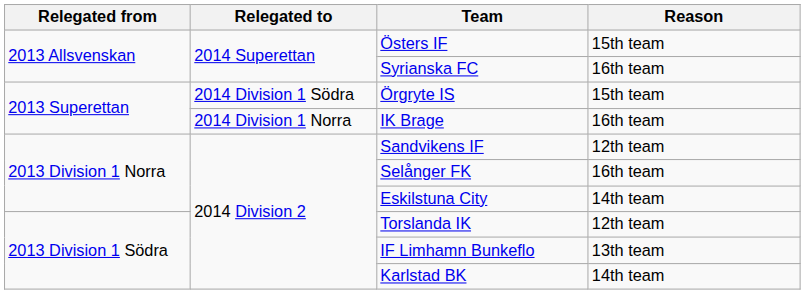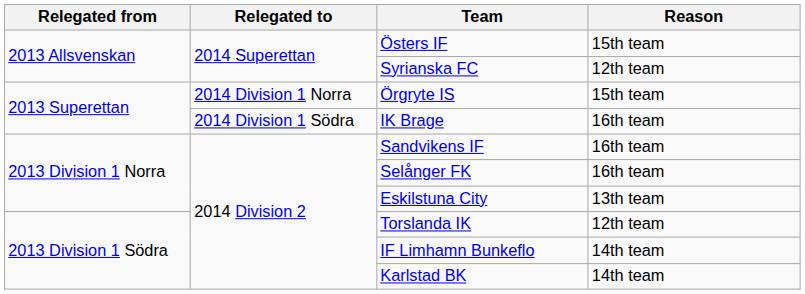(628, 69) 16th team -> (628, 69) 12th team
(274, 95) 2014 Division 1 Södra -> (273, 95) 2014 Division 1 Norra
(273, 120) 2014 Division 1 Norra -> (274, 120) 2014 Division 1 Södra
(628, 146) 12th team -> (628, 146) 16th team
(628, 198) 14th team -> (628, 198) 13th team
(628, 250) 13th team -> (628, 250) 14th team
